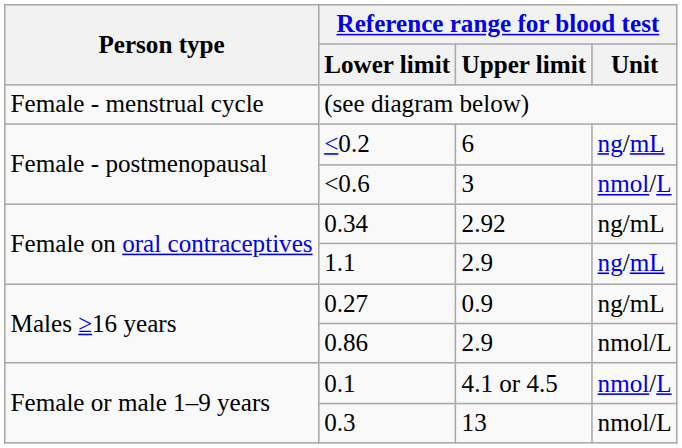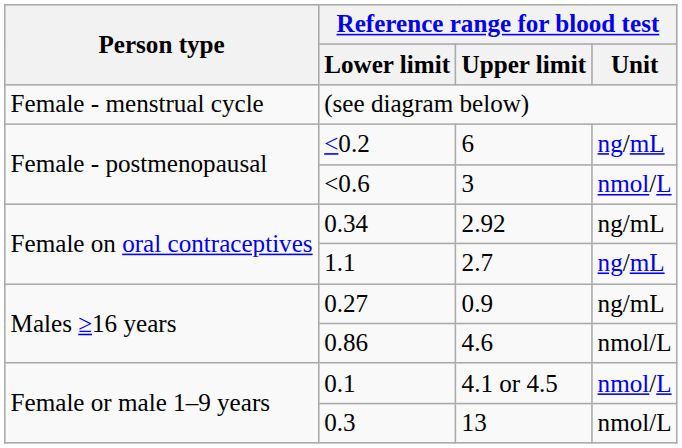(477, 263) 2.9 -> (477, 263) 2.7
(477, 343) 2.9 -> (477, 343) 4.6
